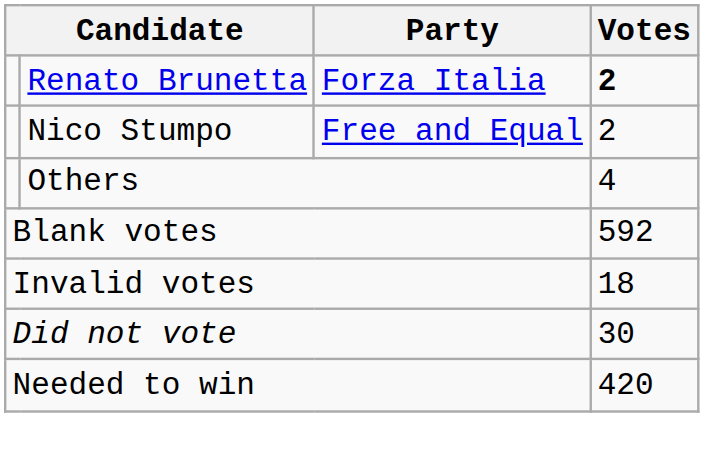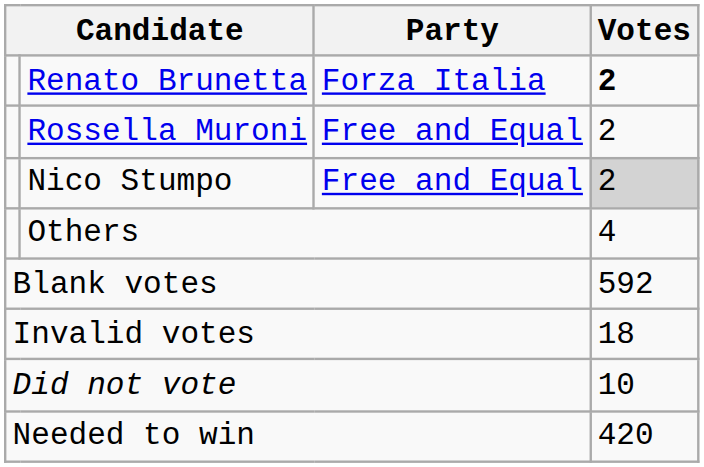+ row: (167, 132)
(607, 132) no background -> (607, 182) lightgrey background
(616, 334) 30 -> (616, 385) 10
